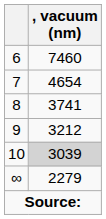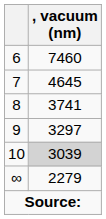(65, 81) 4654 -> (65, 81) 4645
(65, 130) 3212 -> (65, 130) 3297
